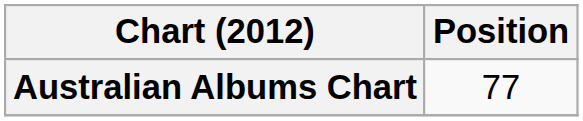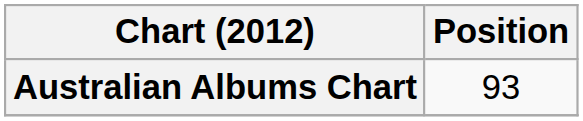(501, 86) 77 -> (501, 86) 93
